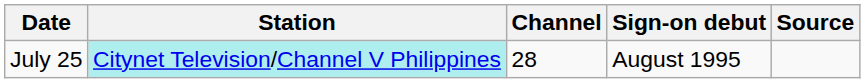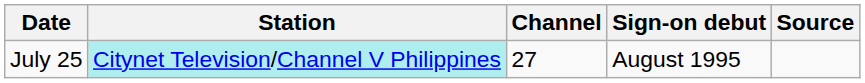(524, 58) 28 -> (524, 58) 27
